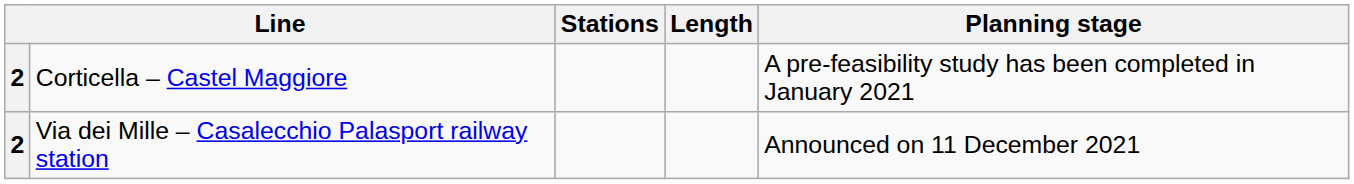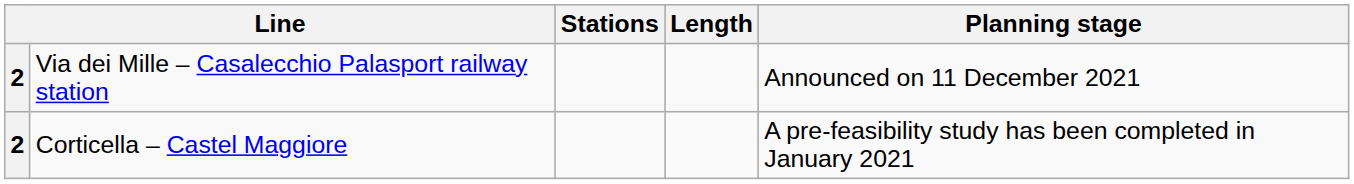rows swapped: (191, 77) <-> (282, 144)
